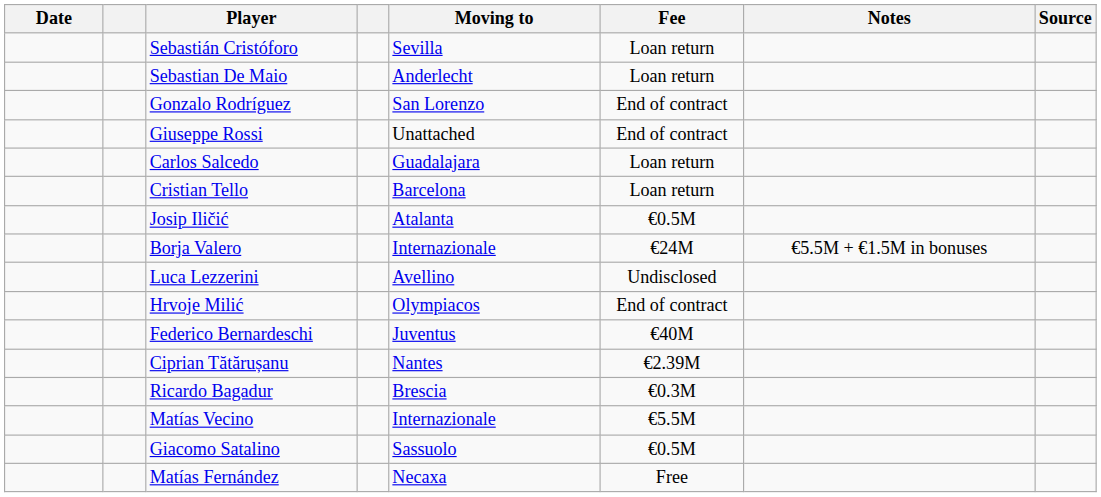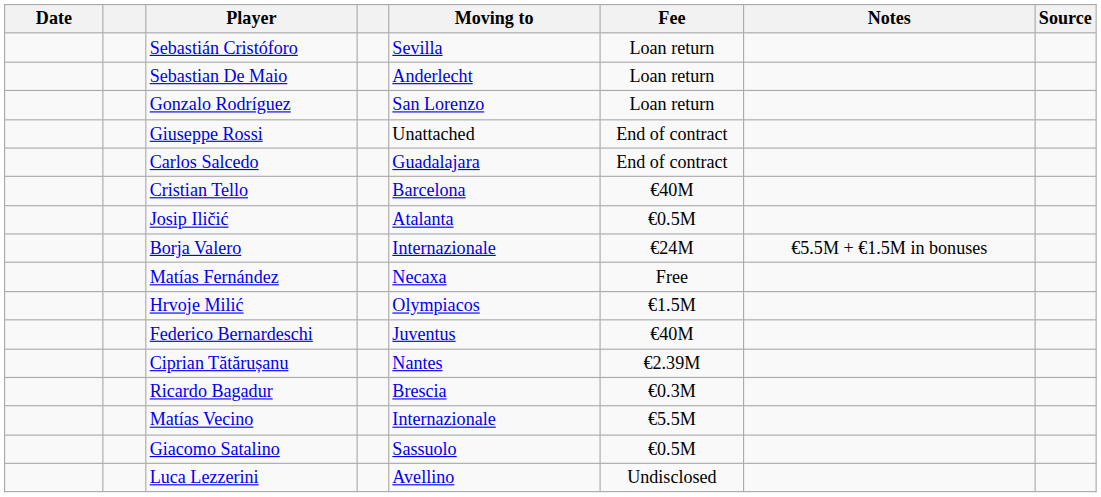(672, 104) End of contract -> (672, 104) Loan return
(672, 162) Loan return -> (672, 162) End of contract
(672, 190) Loan return -> (672, 190) €40M
rows swapped: (204, 276) <-> (214, 477)
(672, 305) End of contract -> (672, 305) €1.5M
